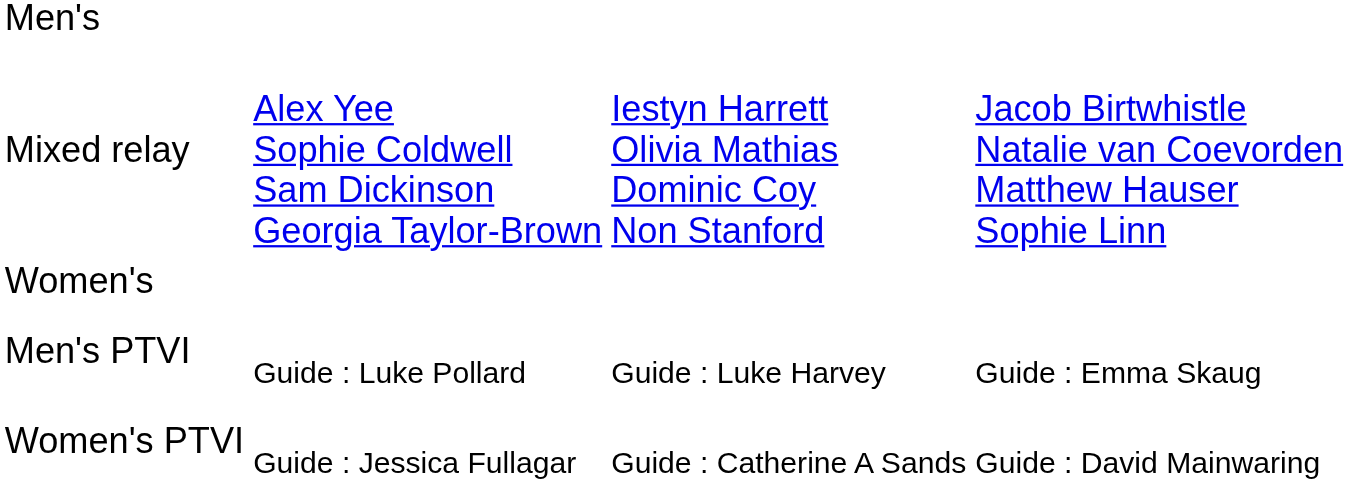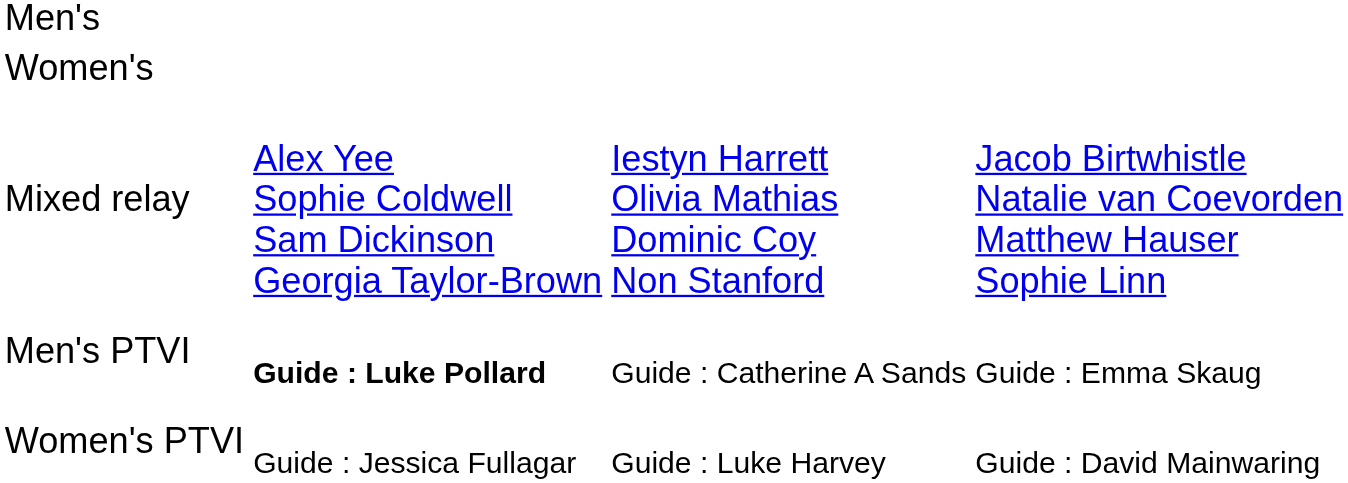rows swapped: (79, 280) <-> (97, 149)
(390, 373) normal -> (400, 371) bold
(749, 373) Guide : Luke Harvey -> (789, 373) Guide : Catherine A Sands
(789, 463) Guide : Catherine A Sands -> (749, 463) Guide : Luke Harvey
